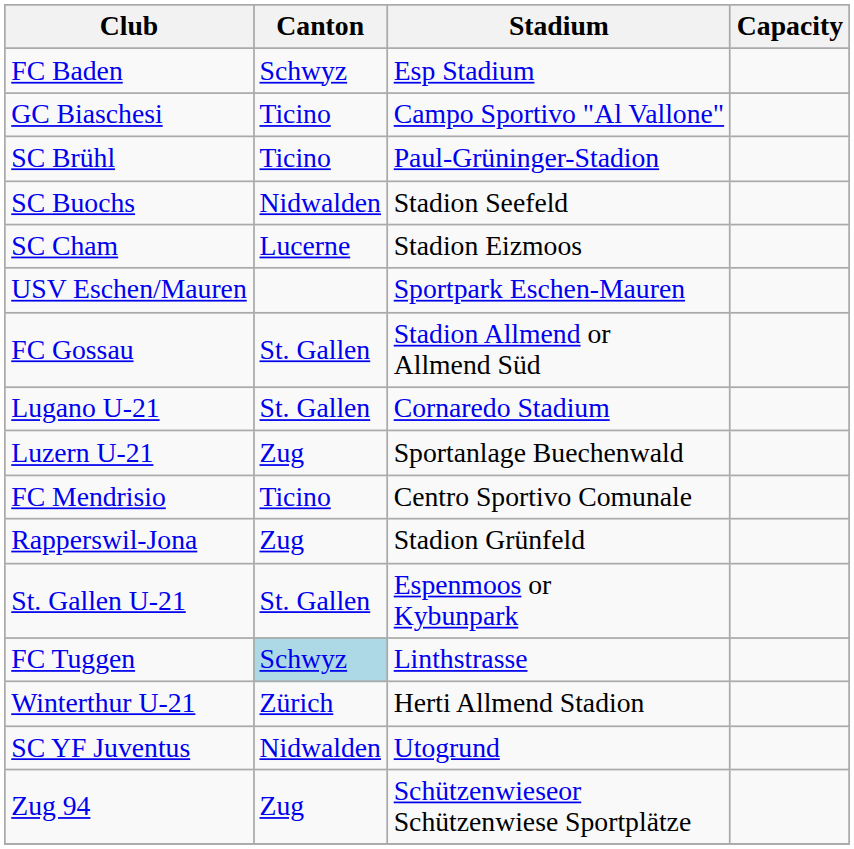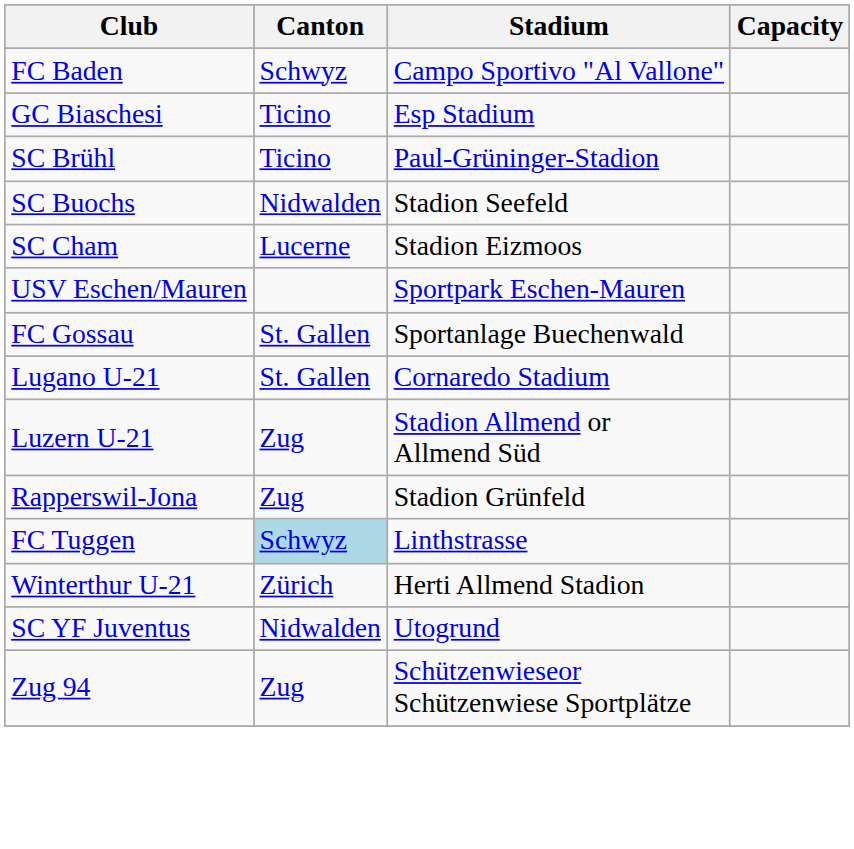(464, 70) Esp Stadium -> (559, 70) Campo Sportivo "Al Vallone"
(559, 114) Campo Sportivo "Al Vallone" -> (464, 114) Esp Stadium
(502, 349) Stadion Allmend or Allmend Süd -> (539, 333) Sportanlage Buechenwald
(539, 452) Sportanlage Buechenwald -> (502, 437) Stadion Allmend or Allmend Süd
- row: (89, 496)
- row: (99, 599)
